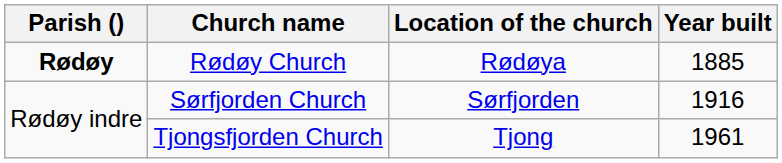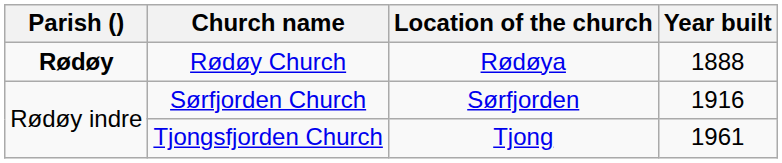(718, 61) 1885 -> (718, 61) 1888
